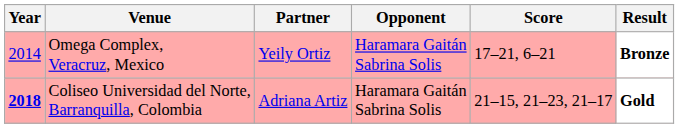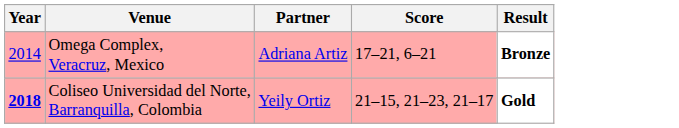- column: (411, 18)
(294, 54) Yeily Ortiz -> (303, 54) Adriana Artiz
(303, 100) Adriana Artiz -> (294, 100) Yeily Ortiz
